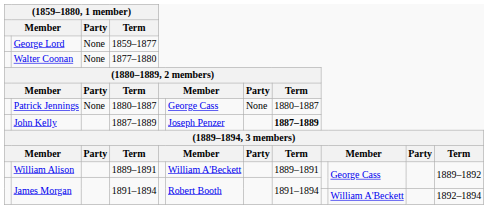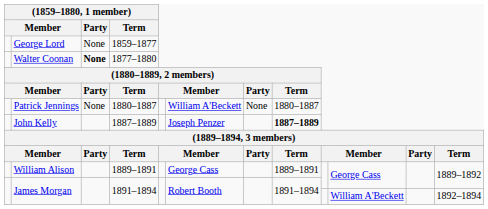(94, 59) normal -> (95, 59) bold
(193, 106) George Cass -> (205, 106) William A'Beckett
(205, 169) William A'Beckett -> (193, 169) George Cass
